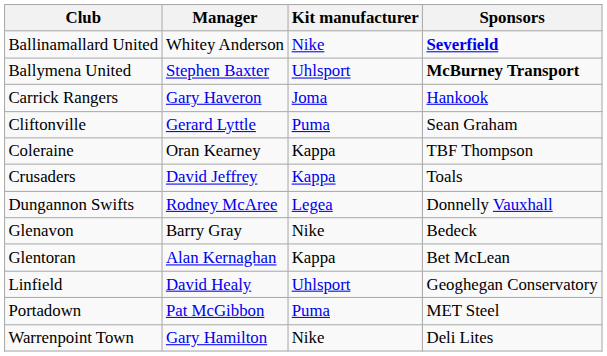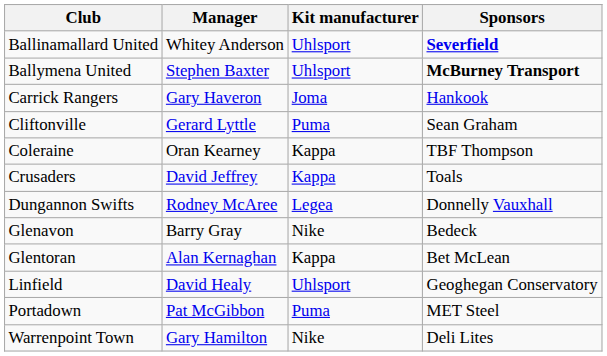(308, 44) Nike -> (321, 44) Uhlsport
